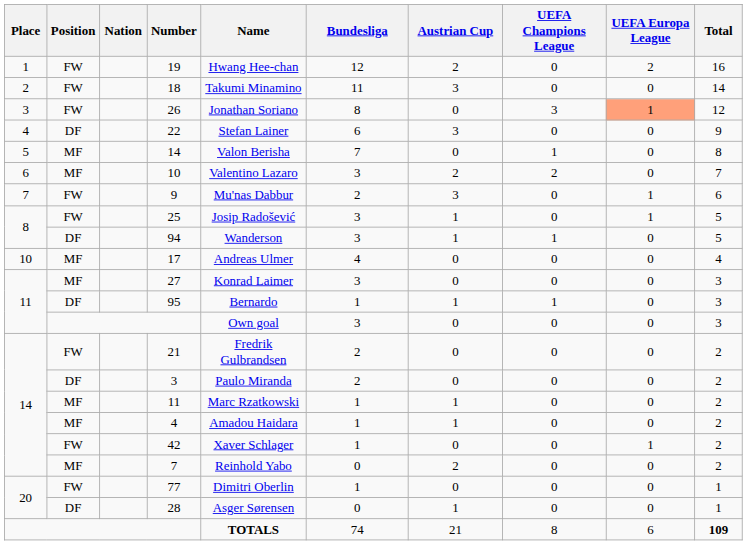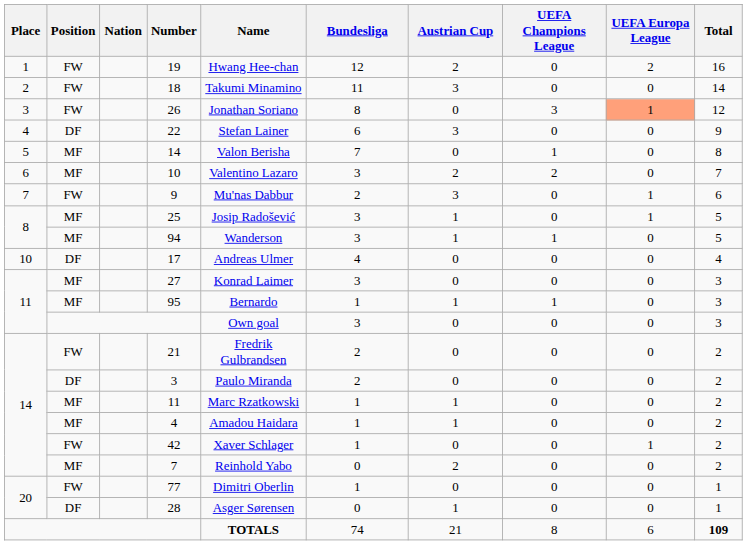(73, 216) FW -> (73, 216) MF
(73, 237) DF -> (73, 237) MF
(73, 258) MF -> (73, 258) DF
(73, 301) DF -> (73, 301) MF
